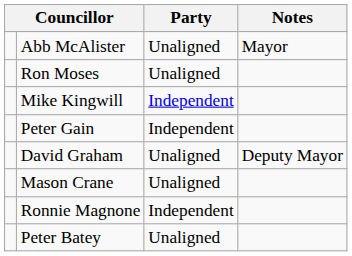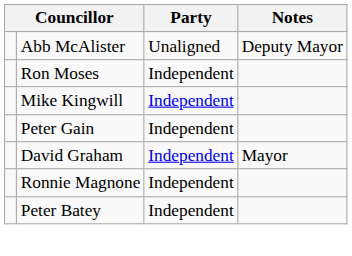(265, 45) Mayor -> (292, 45) Deputy Mayor
(184, 73) Unaligned -> (191, 73) Independent
(184, 155) Unaligned -> (191, 155) Independent
(292, 155) Deputy Mayor -> (265, 155) Mayor
- row: (67, 182)
(184, 237) Unaligned -> (191, 210) Independent
